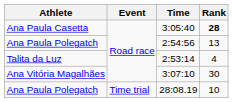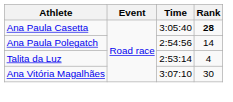(214, 43) 13 -> (208, 43) 14
- row: (178, 90)
